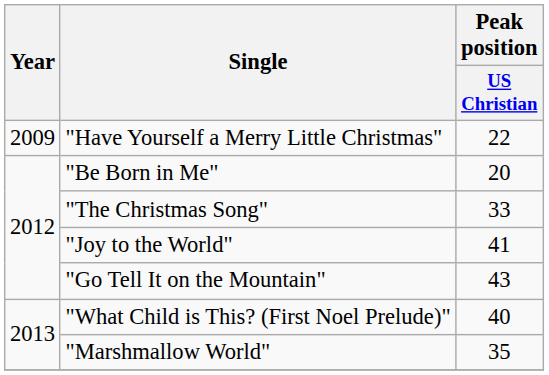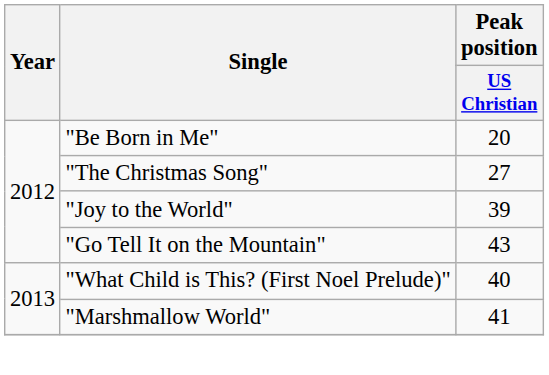- row: (254, 137)
(499, 209) 33 -> (499, 173) 27
(499, 244) 41 -> (499, 209) 39
(499, 352) 35 -> (499, 316) 41
